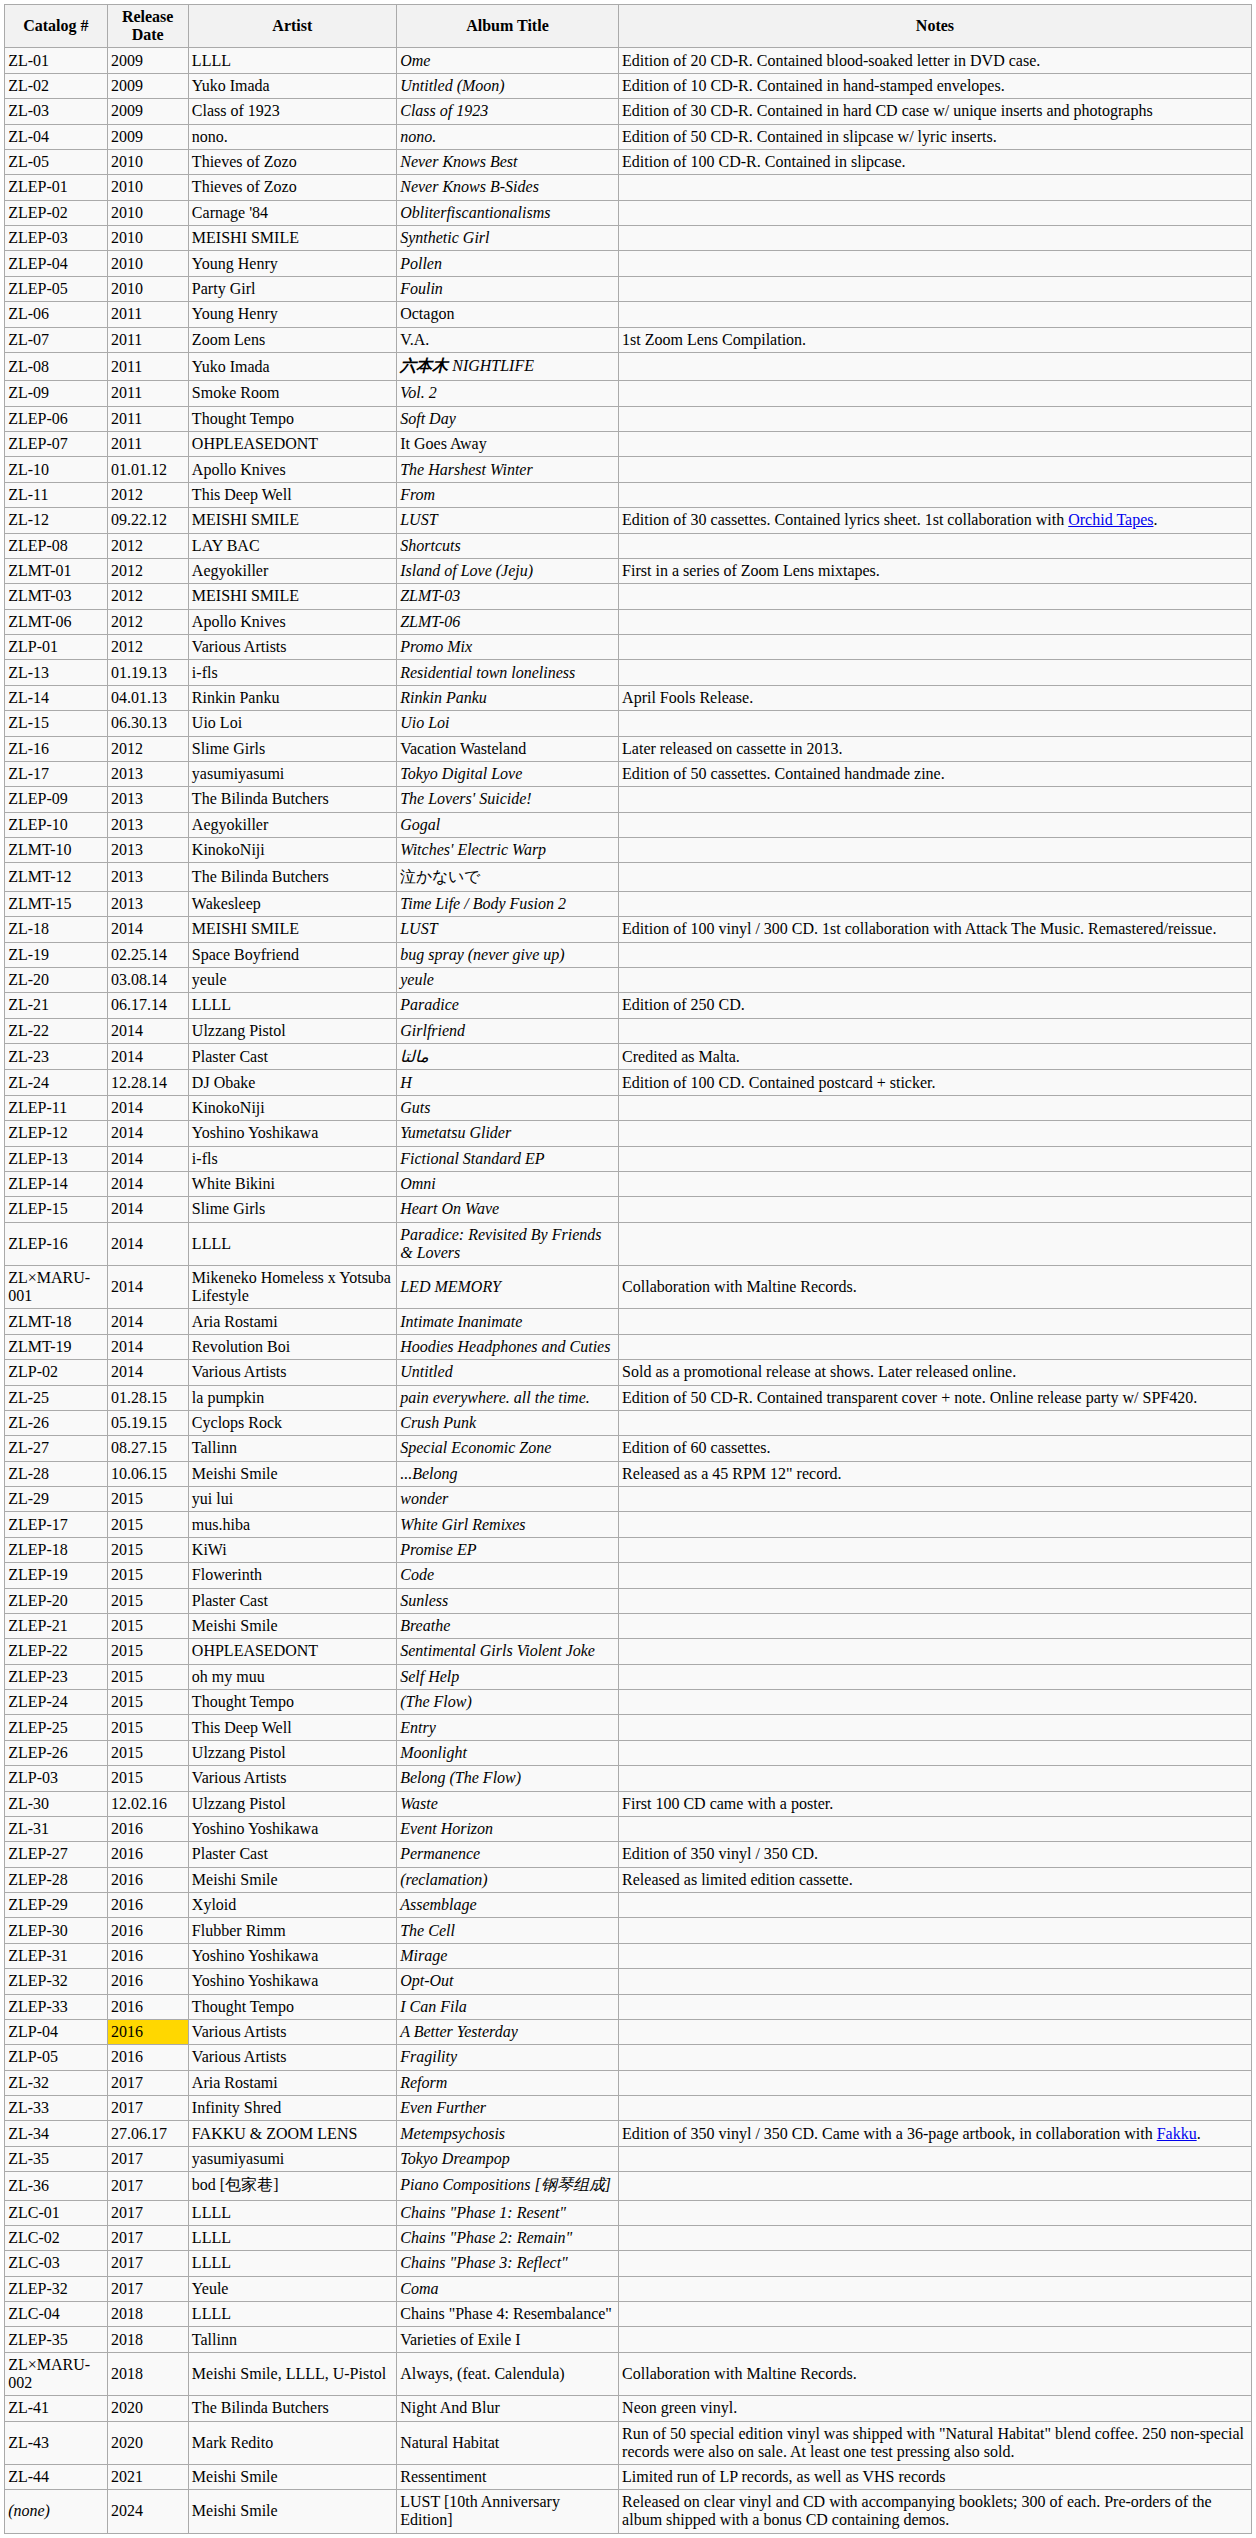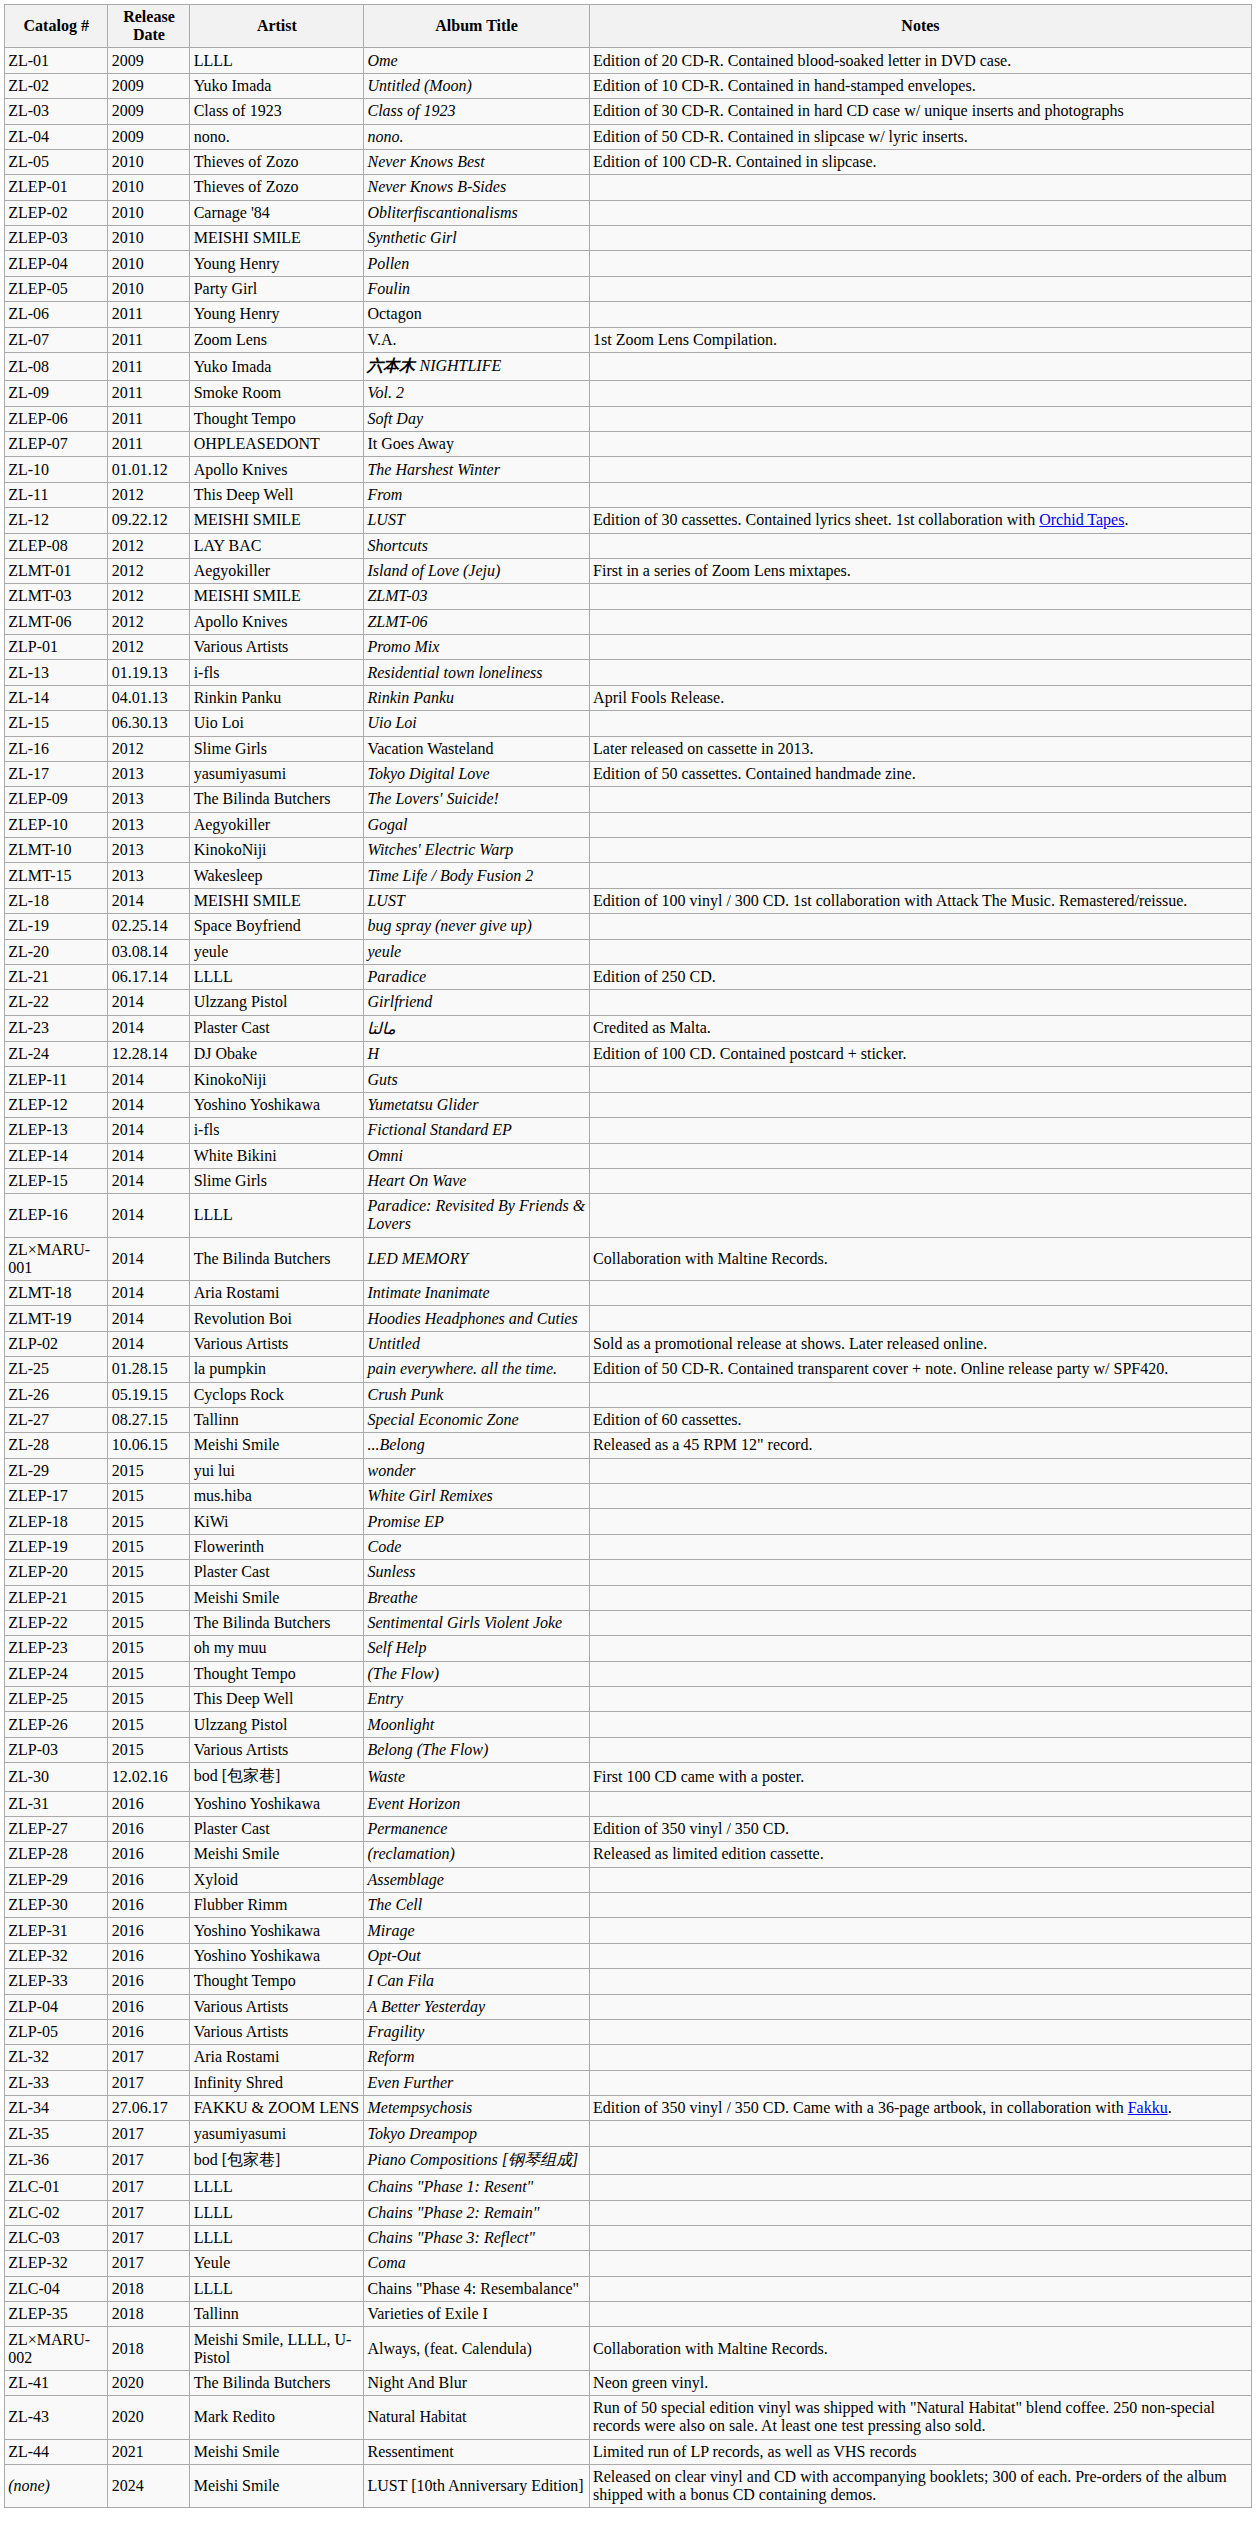- row: (40, 877)
(291, 1287) Mikeneko Homeless x Yotsuba Lifestyle -> (262, 1258) The Bilinda Butchers
(255, 1651) OHPLEASEDONT -> (262, 1623) The Bilinda Butchers
(239, 1803) Ulzzang Pistol -> (237, 1776) bod [包家巷]
(127, 2032) gold background -> (128, 2006) no background
